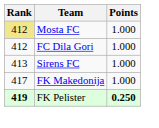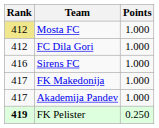(19, 64) 413 -> (19, 64) 416
+ row: (77, 98)
(124, 98) bold -> (137, 115) normal
